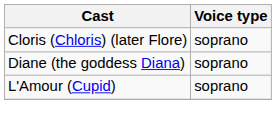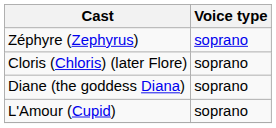+ row: (73, 39)
